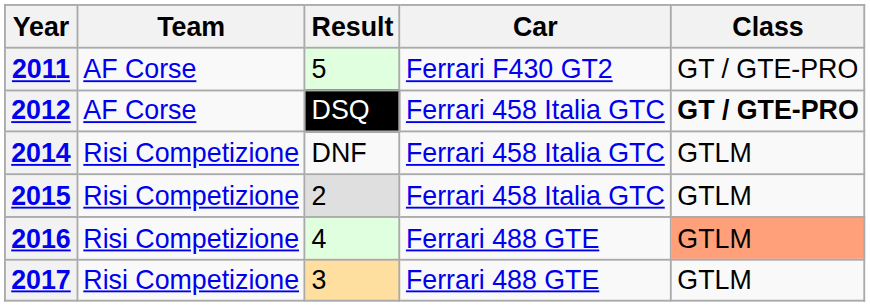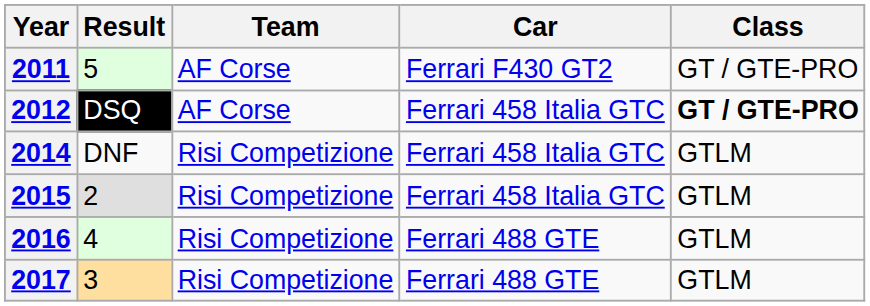columns swapped: (352, 26) <-> (191, 26)
(715, 238) lightsalmon background -> (715, 238) no background
